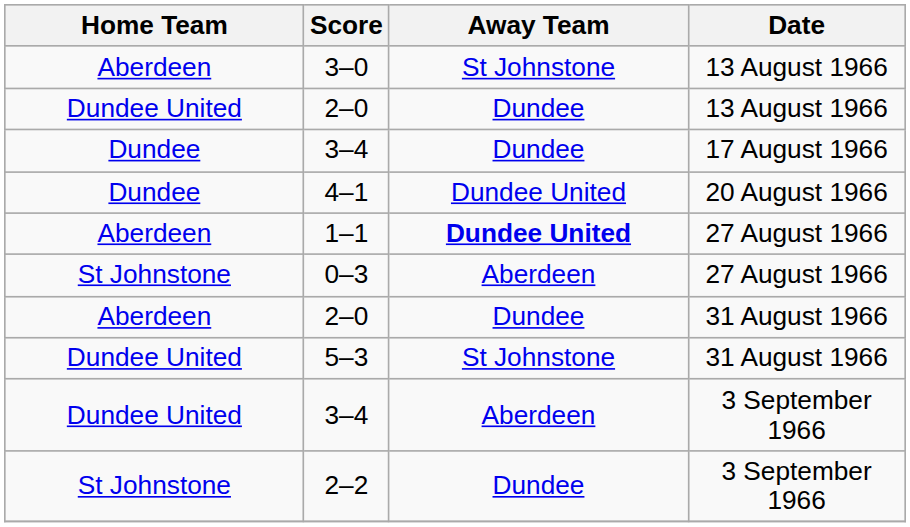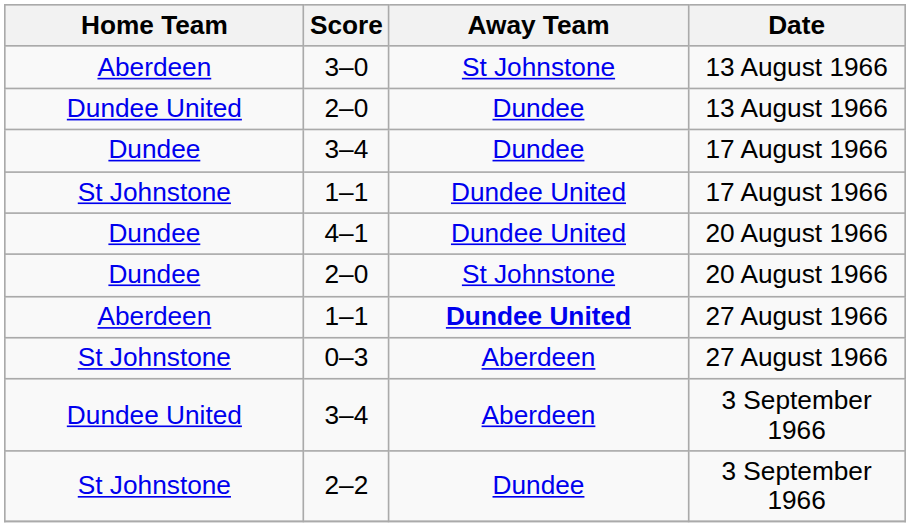+ row: (346, 191)
+ row: (346, 274)
- row: (346, 316)
- row: (346, 358)
